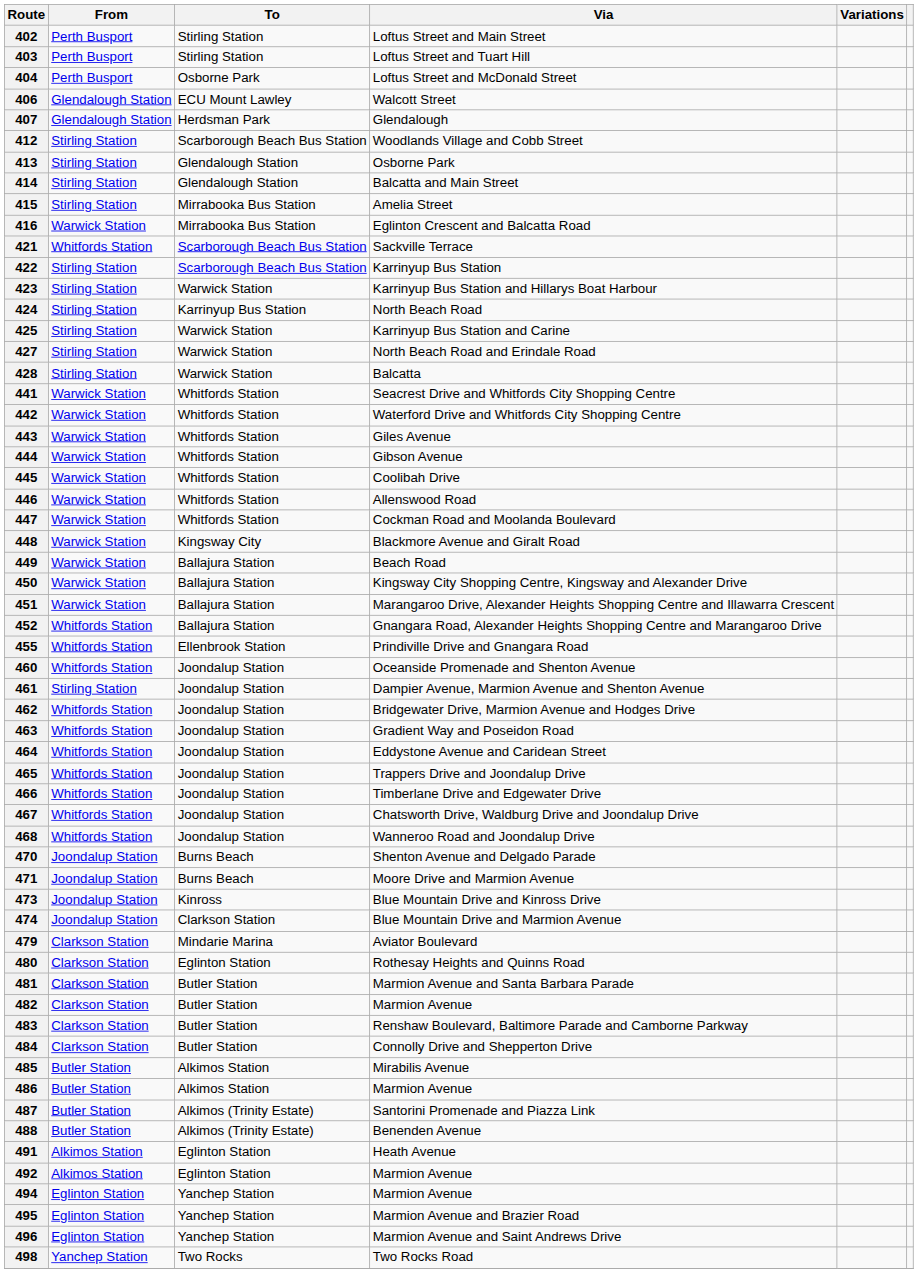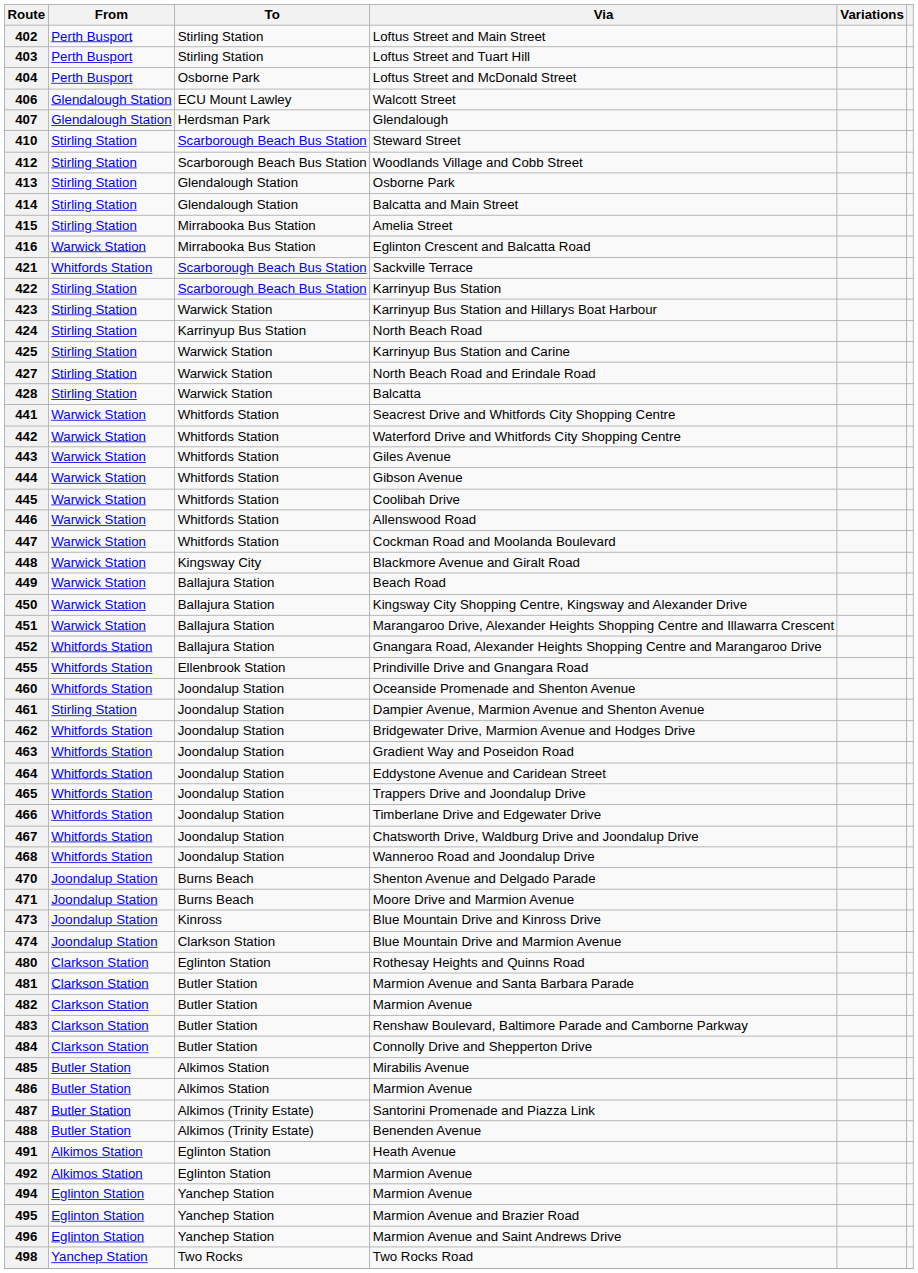+ row: (26, 141)
- row: (26, 941)
